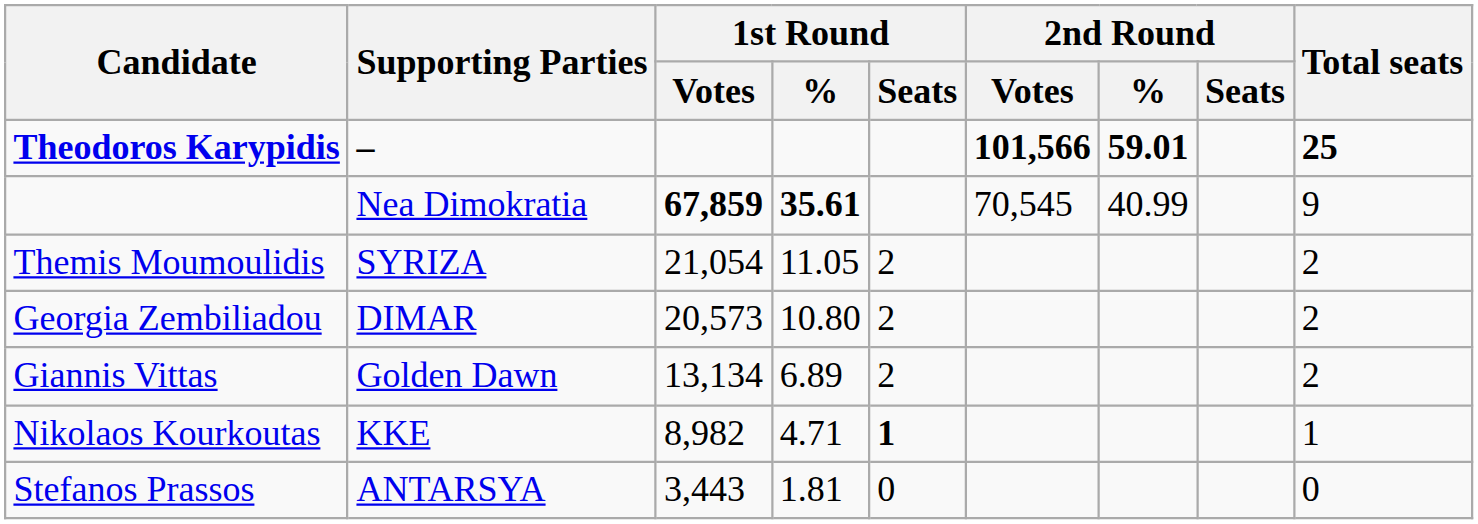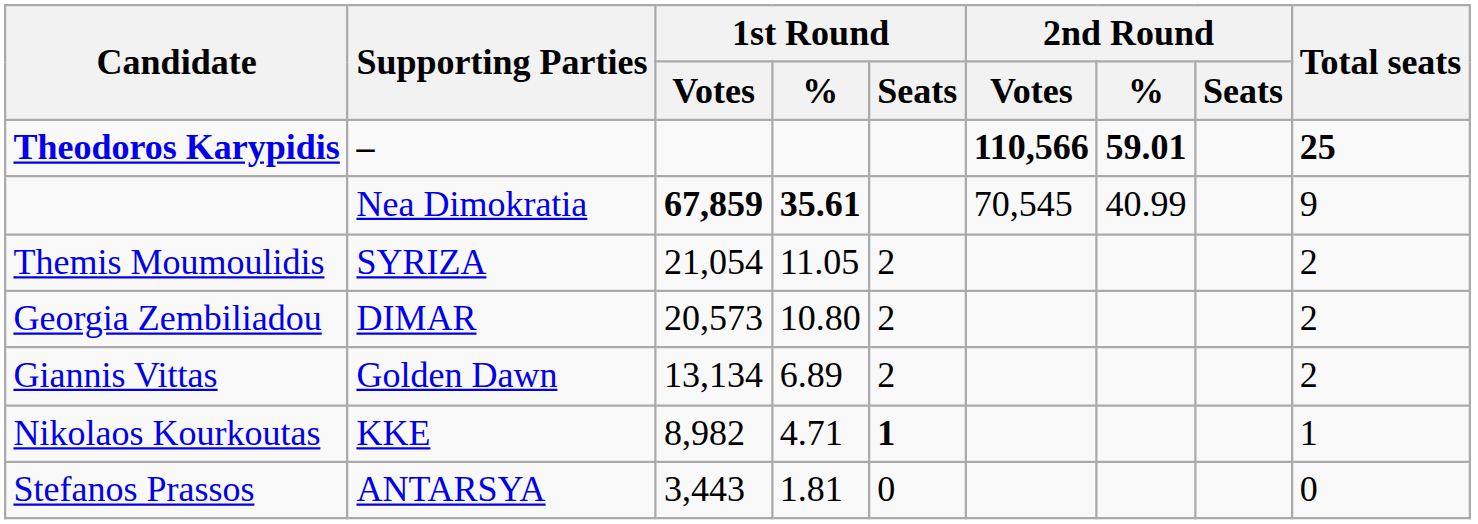(1032, 147) 101,566 -> (1031, 147) 110,566
